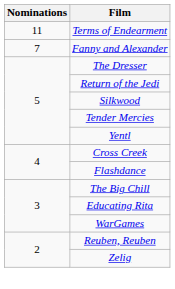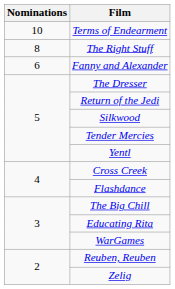(37, 30) 11 -> (37, 30) 10
+ row: (120, 48)
(37, 48) 7 -> (37, 65) 6
